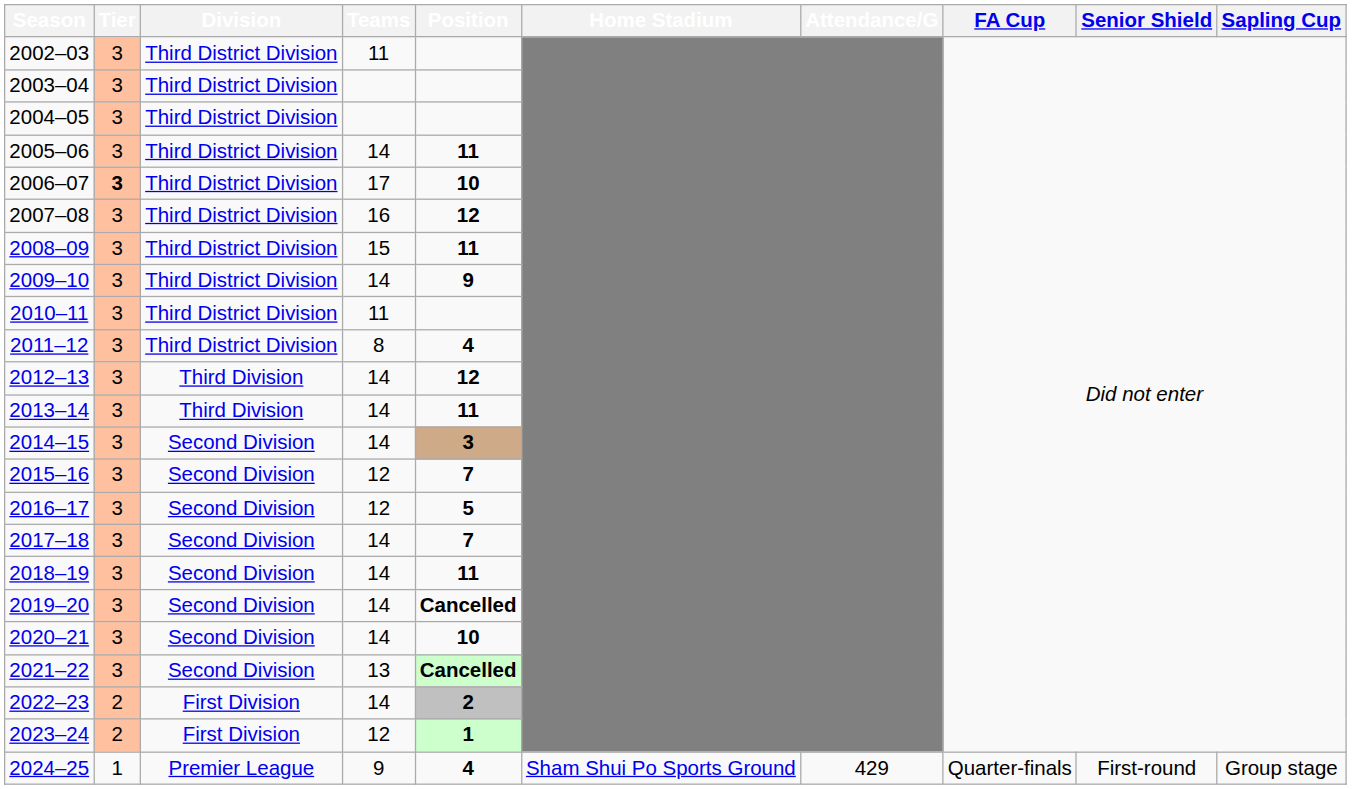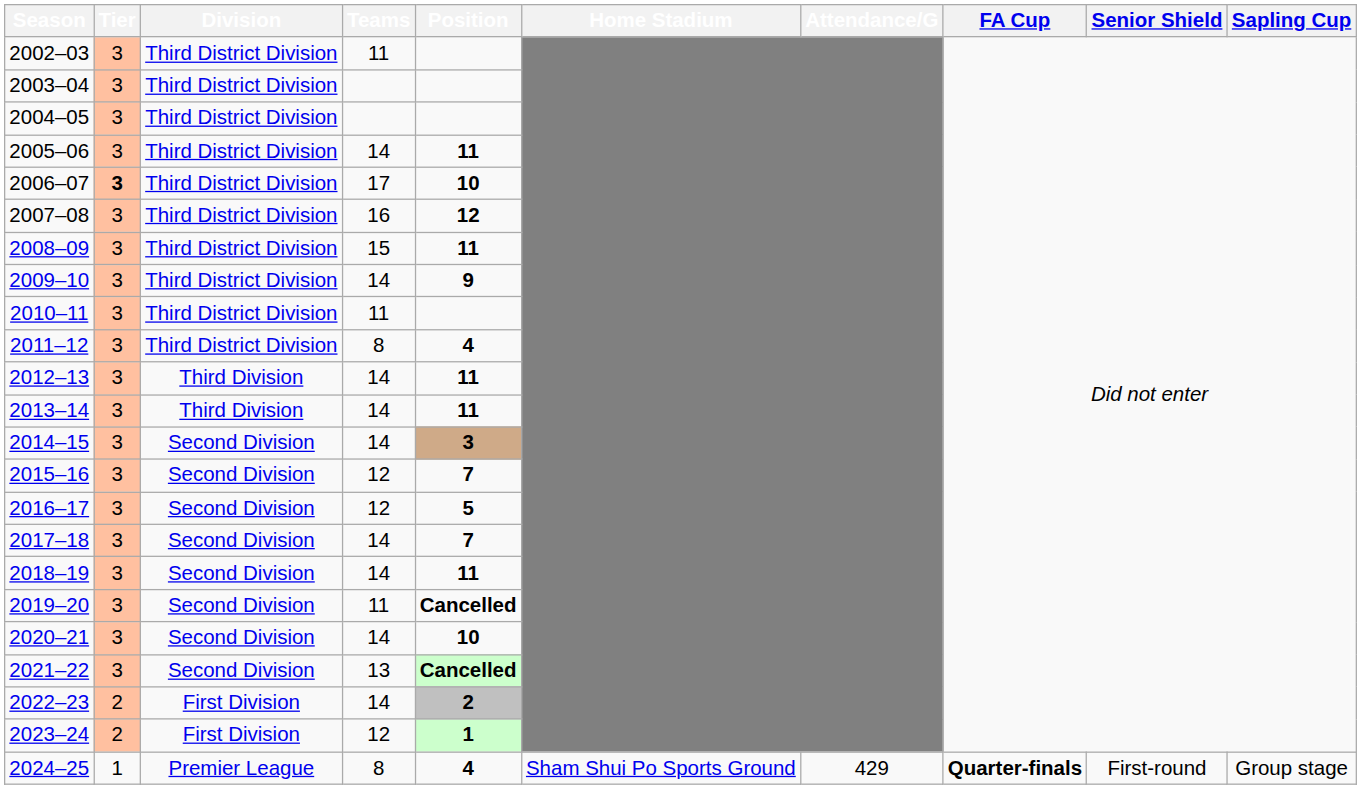(468, 378) 12 -> (468, 378) 11
(379, 605) 14 -> (379, 605) 11
(379, 767) 9 -> (379, 767) 8
(1010, 767) normal -> (1015, 767) bold
